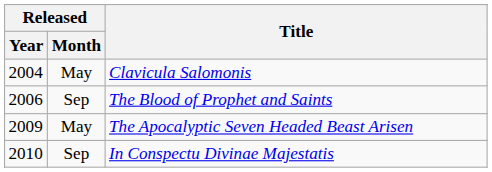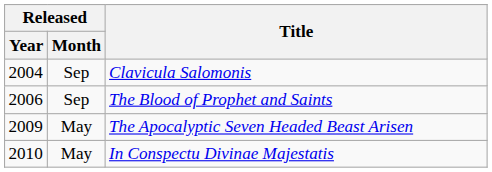(76, 72) May -> (76, 72) Sep
(76, 153) Sep -> (76, 153) May
